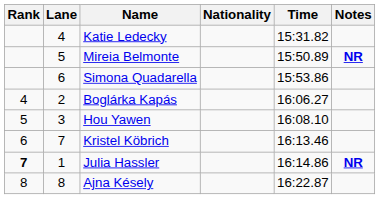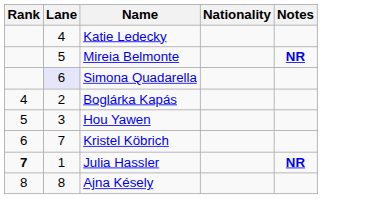- column: (303, 15)
(62, 78) no background -> (62, 78) lavender background
